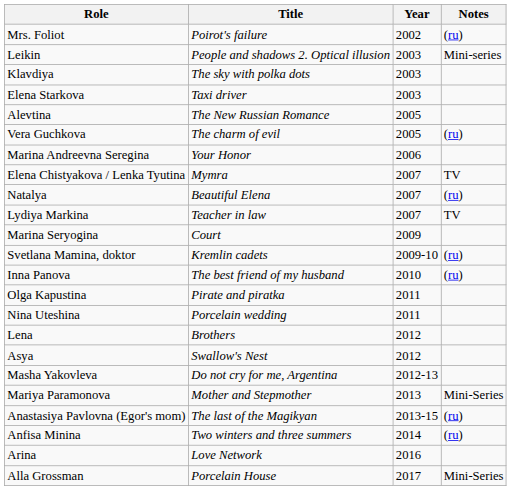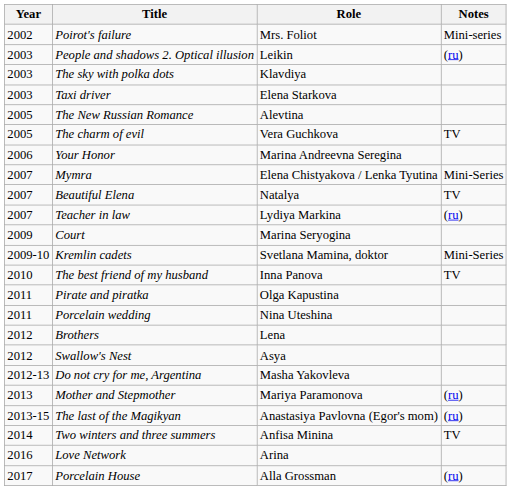columns swapped: (417, 14) <-> (96, 14)
(453, 34) (ru) -> (473, 34) Mini-series
(473, 54) Mini-series -> (453, 54) (ru)
(453, 134) (ru) -> (452, 134) TV
(452, 174) TV -> (474, 174) Mini-Series
(453, 194) (ru) -> (452, 194) TV
(452, 214) TV -> (453, 214) (ru)
(453, 255) (ru) -> (474, 255) Mini-Series
(453, 275) (ru) -> (452, 275) TV
(474, 395) Mini-Series -> (453, 395) (ru)
(453, 435) (ru) -> (452, 435) TV
(474, 475) Mini-Series -> (453, 475) (ru)
